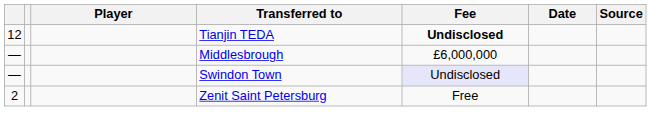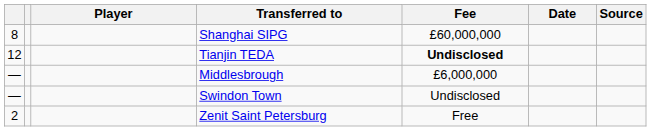+ row: (243, 34)
(465, 75) lavender background -> (465, 95) no background
